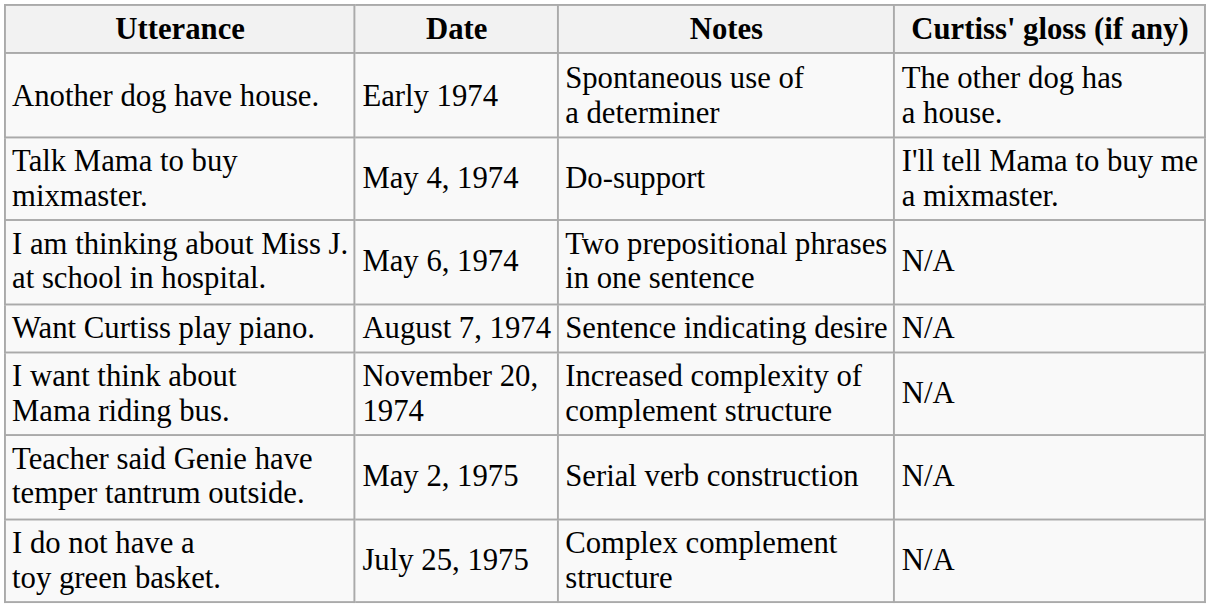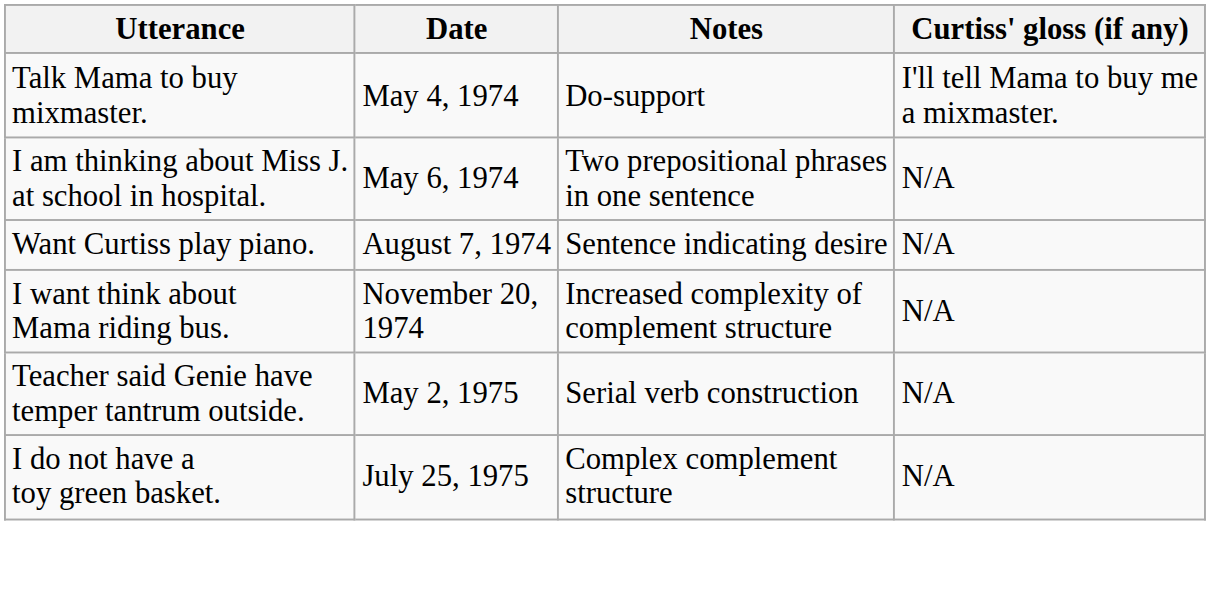- row: (166, 94)
